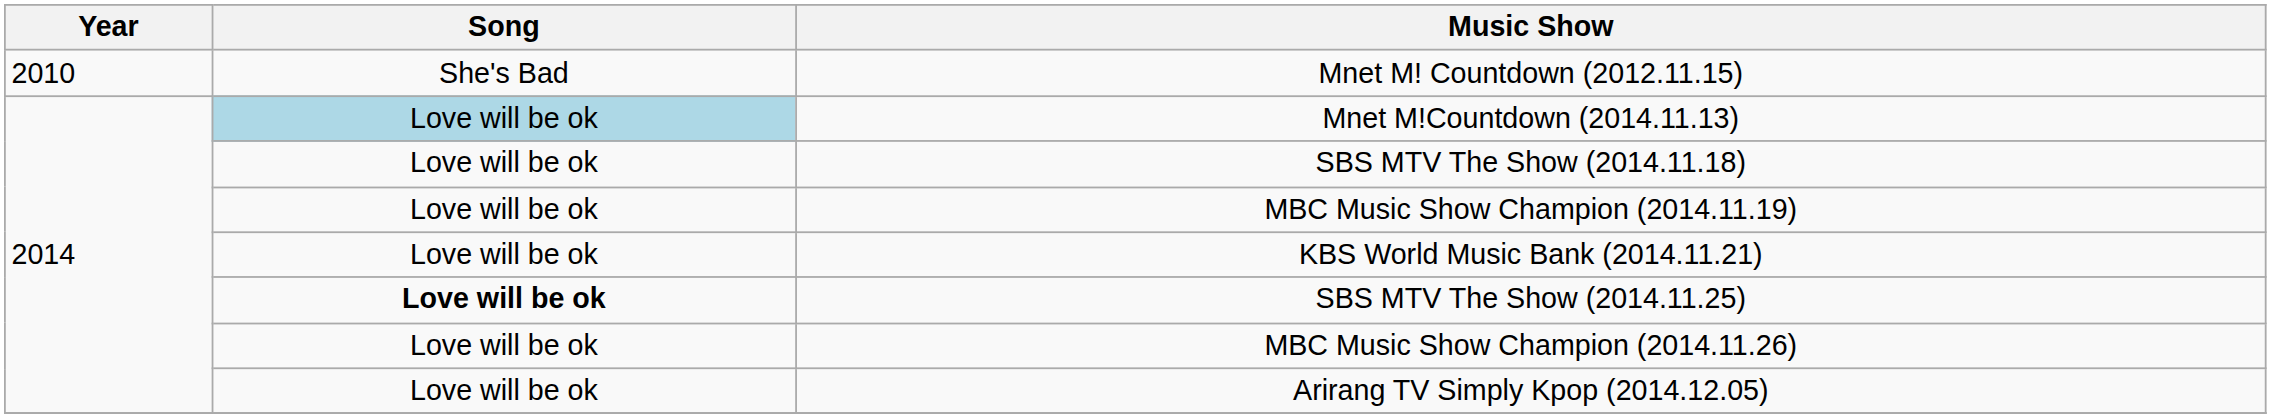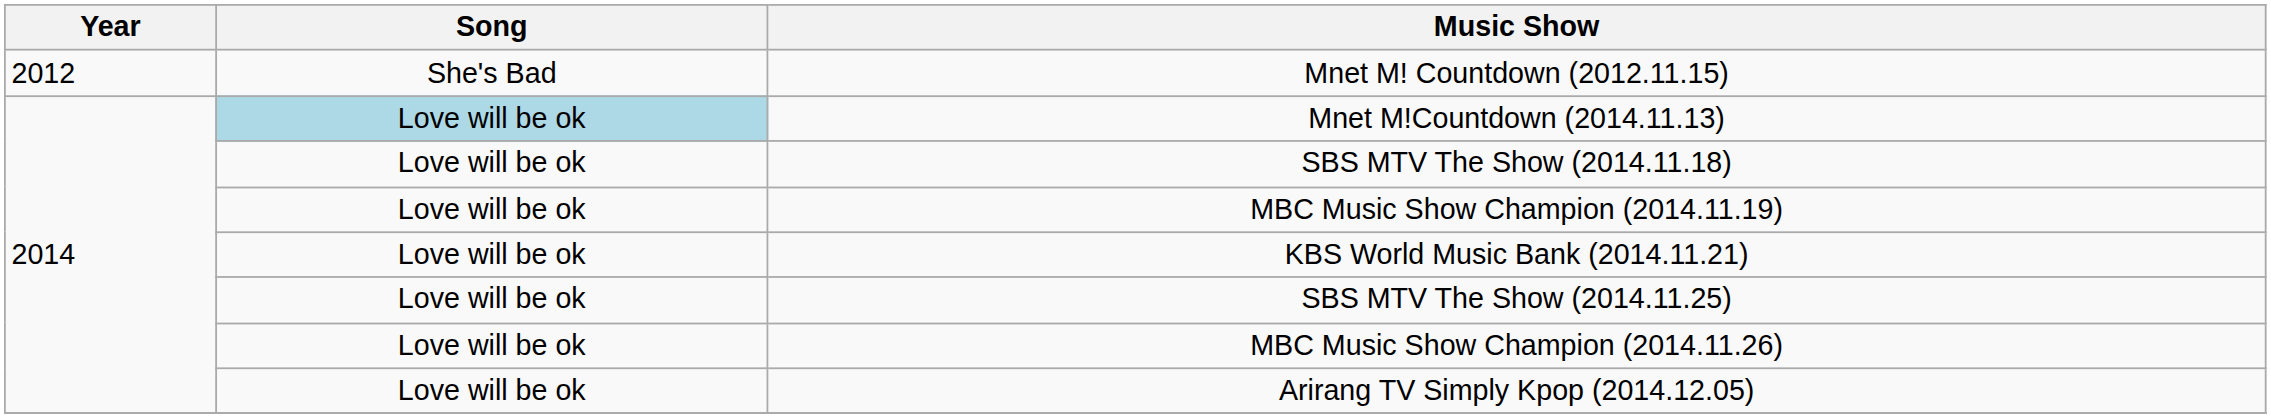(43, 72) 2010 -> (43, 72) 2012
(504, 299) bold -> (492, 299) normal
